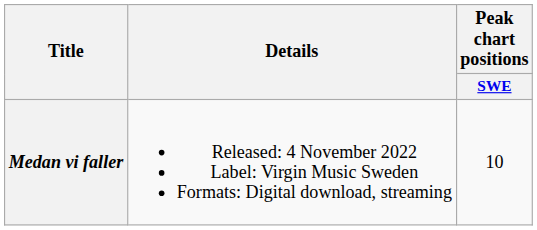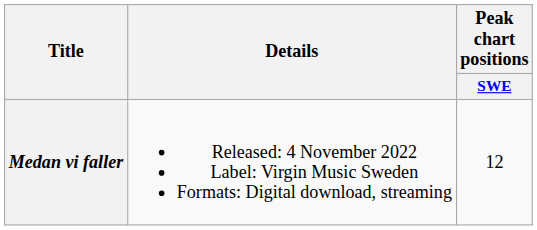(494, 162) 10 -> (494, 162) 12
